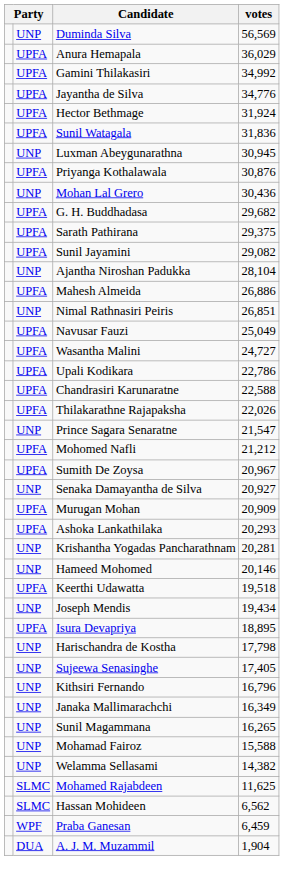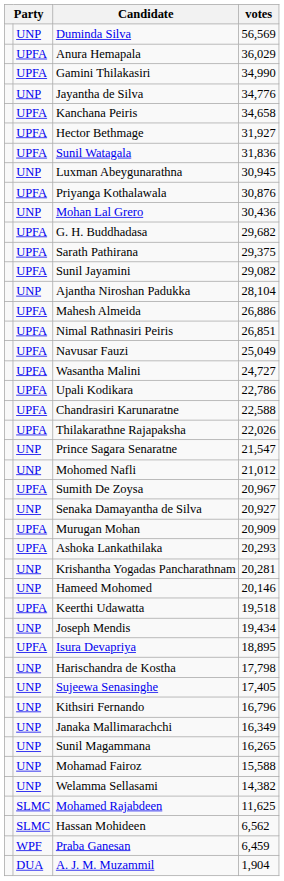(259, 73) 34,992 -> (259, 73) 34,990
(32, 93) UPFA -> (29, 93) UNP
+ row: (97, 113)
(259, 113) 31,924 -> (259, 133) 31,927
(29, 311) UNP -> (32, 331) UPFA
(32, 449) UPFA -> (29, 469) UNP
(259, 449) 21,212 -> (259, 469) 21,012
